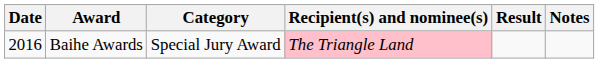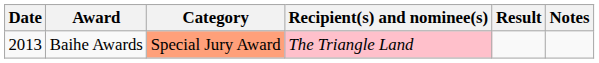(25, 44) 2016 -> (25, 44) 2013
(216, 44) no background -> (216, 44) lightsalmon background
